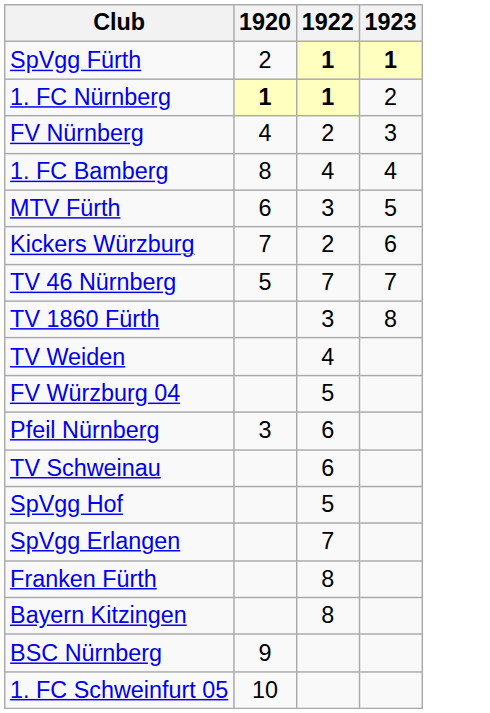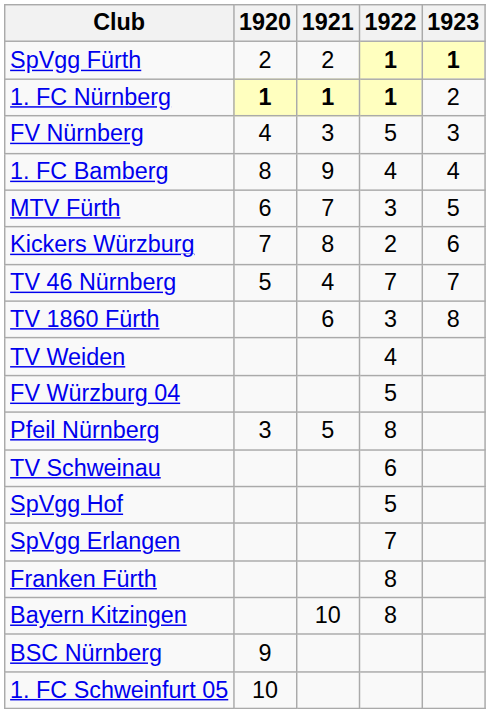+ column: (328, 23)
(328, 134) 2 -> (390, 134) 5
(328, 430) 6 -> (390, 430) 8
